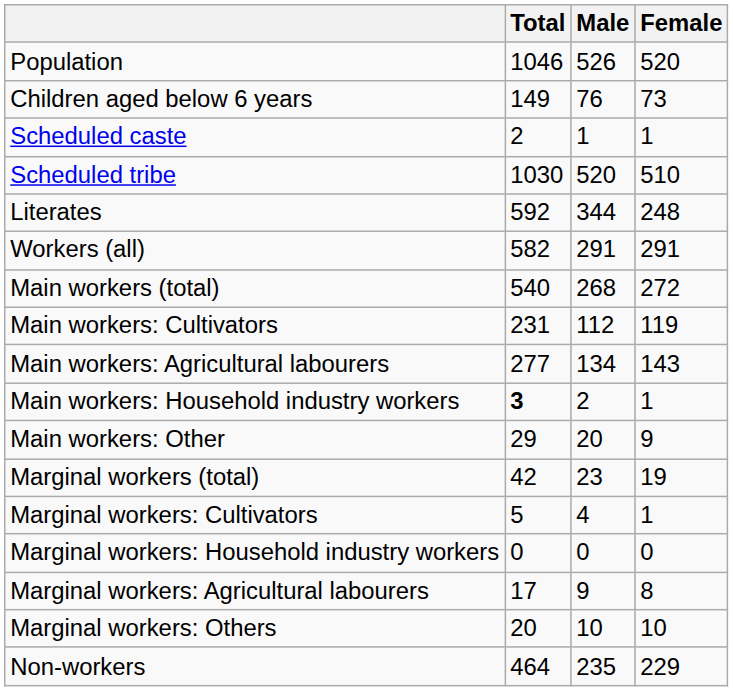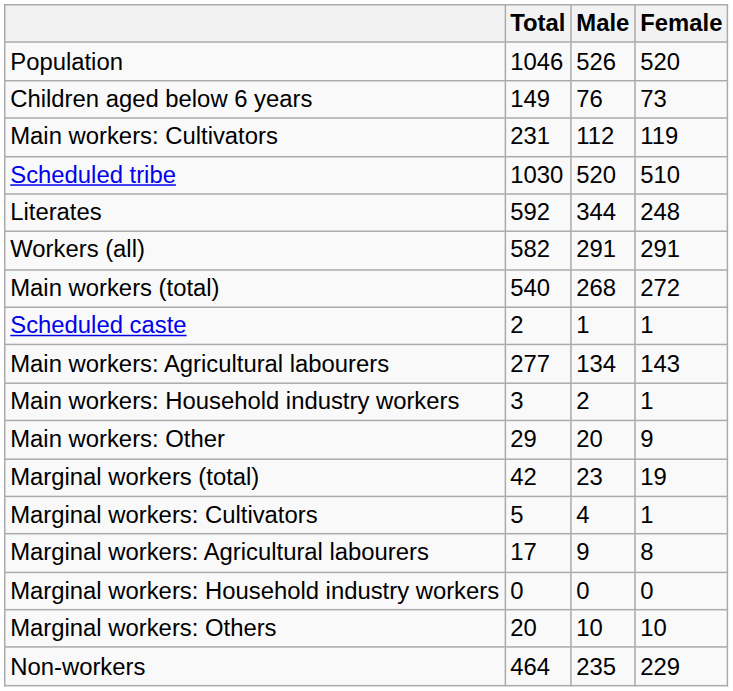rows swapped: (98, 136) <-> (144, 325)
(517, 401) bold -> (517, 401) normal
rows swapped: (220, 590) <-> (255, 552)
